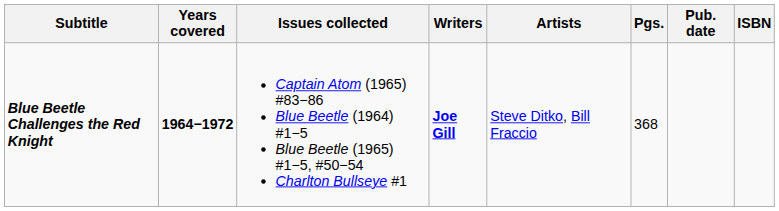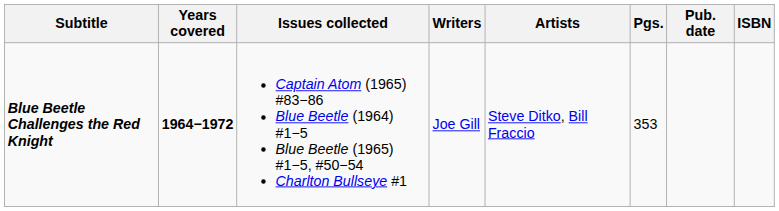(445, 124) bold -> (456, 124) normal
(646, 124) 368 -> (645, 124) 353
